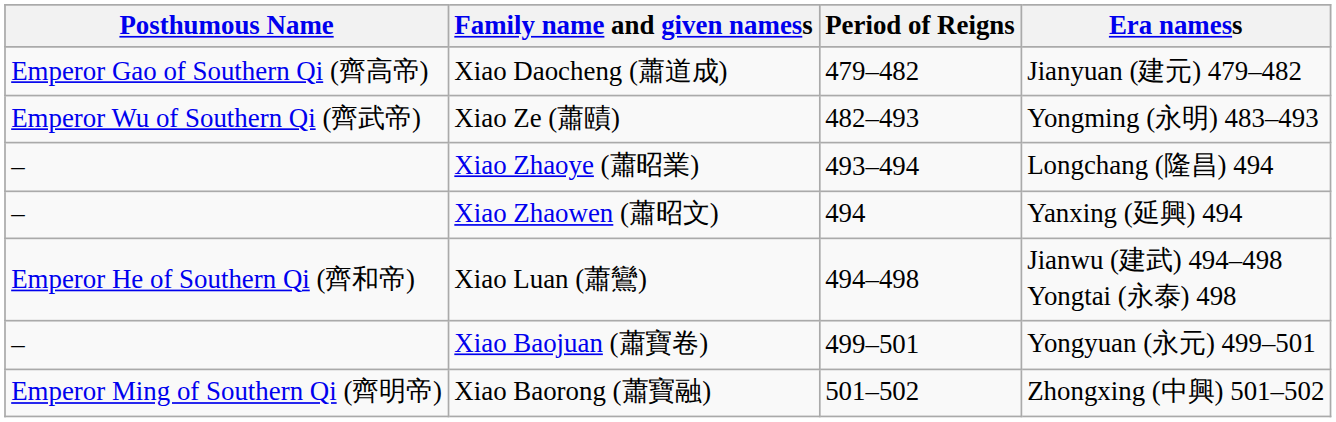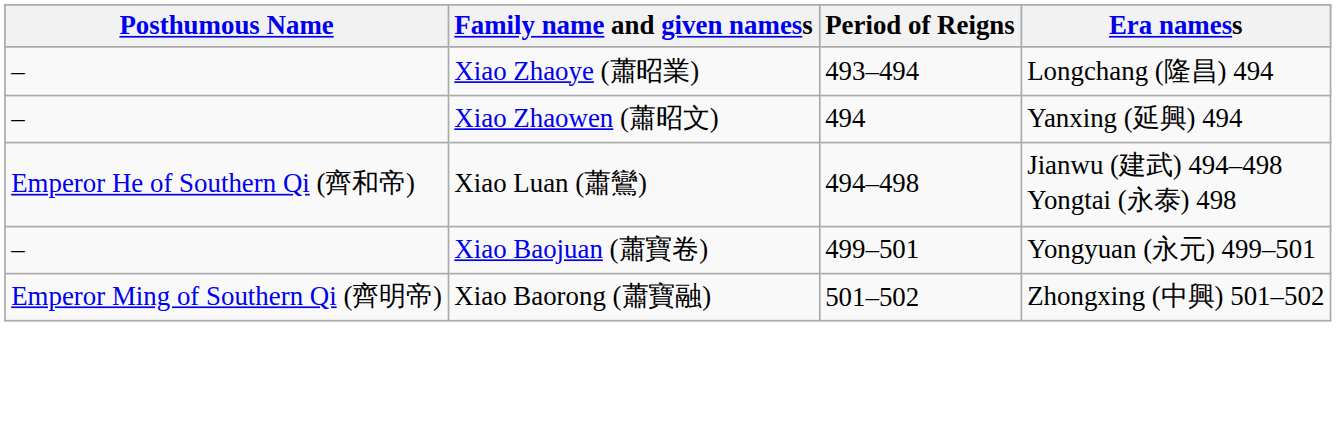- row: (591, 70)
- row: (537, 117)
